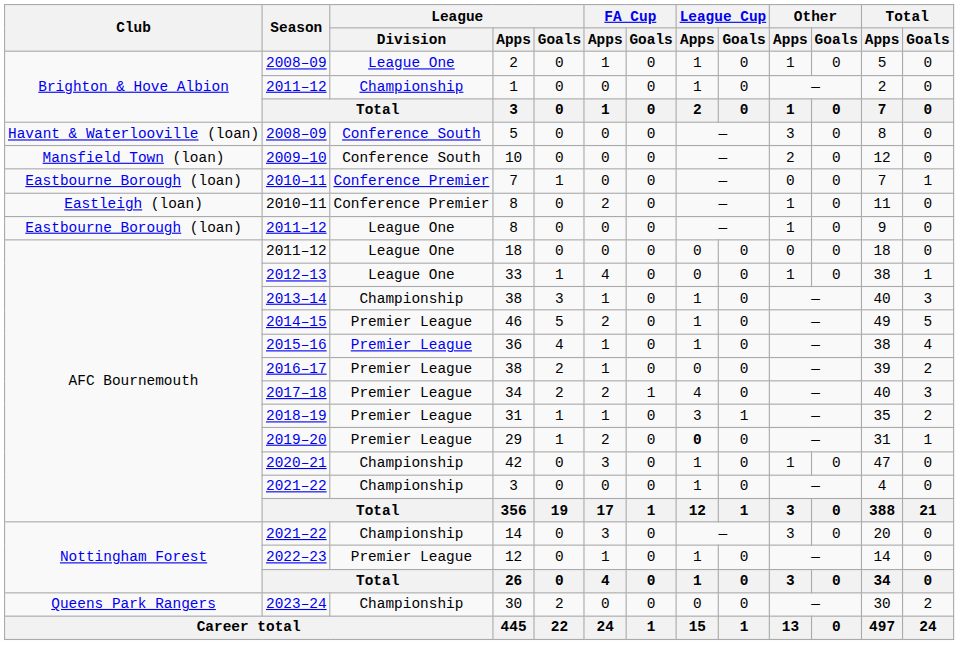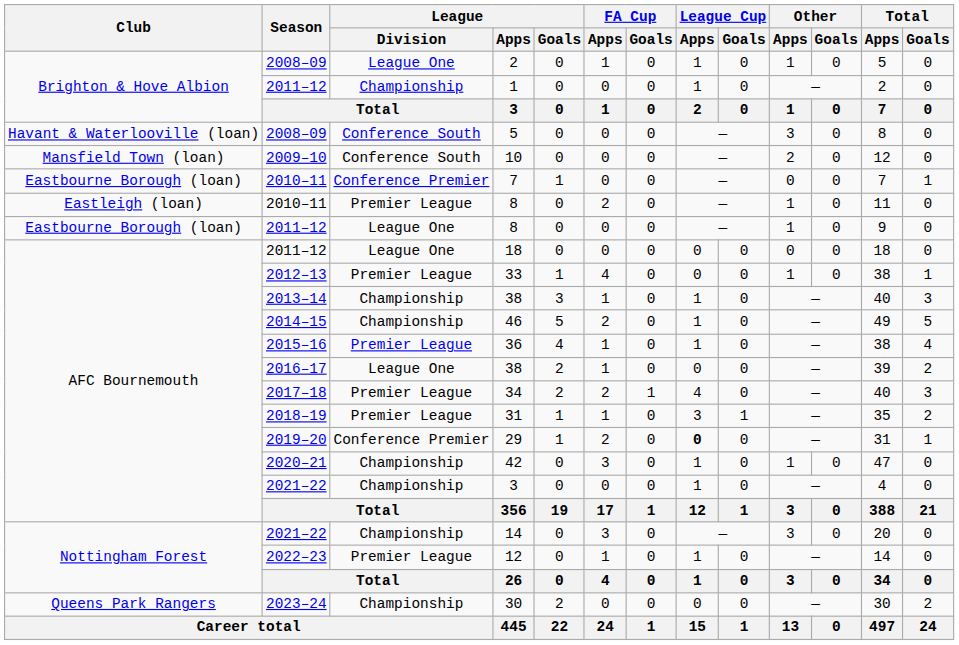(411, 204) Conference Premier -> (411, 204) Premier League
(411, 275) League One -> (411, 275) Premier League
(411, 322) Premier League -> (411, 322) Championship
(411, 369) Premier League -> (411, 369) League One
(411, 440) Premier League -> (411, 440) Conference Premier
